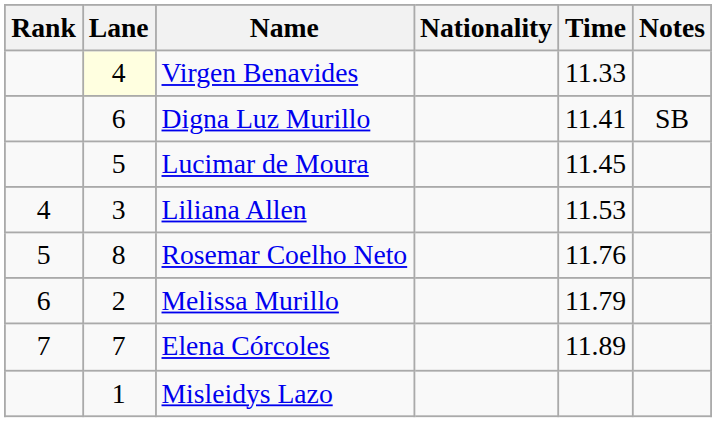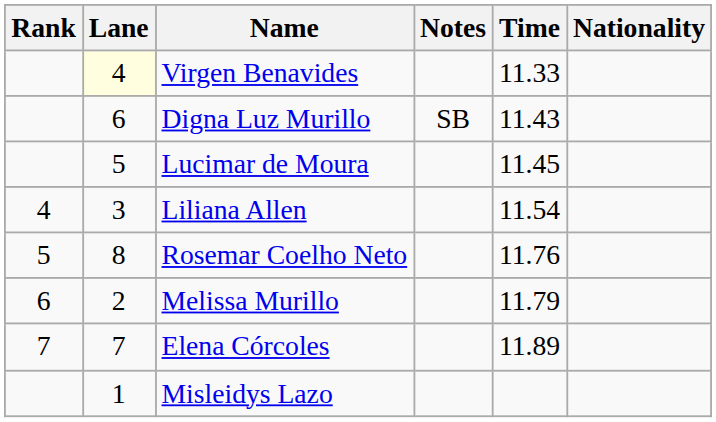columns swapped: (486, 27) <-> (672, 27)
(596, 118) 11.41 -> (530, 118) 11.43
(596, 209) 11.53 -> (530, 209) 11.54
